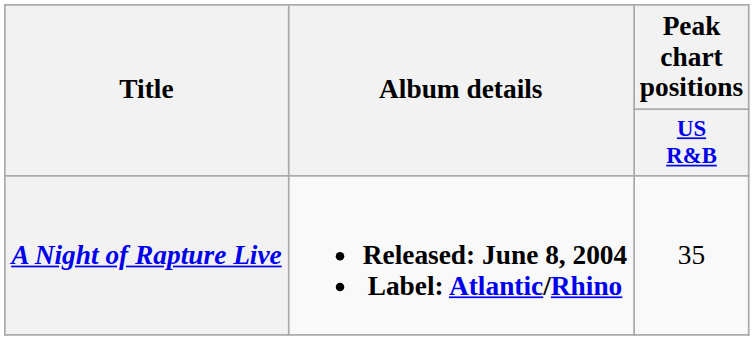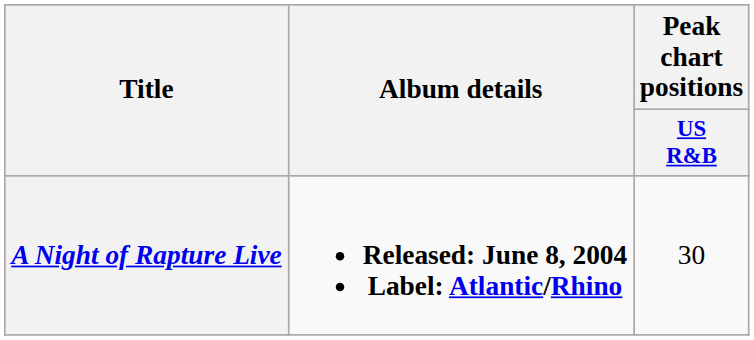(692, 254) 35 -> (692, 254) 30
